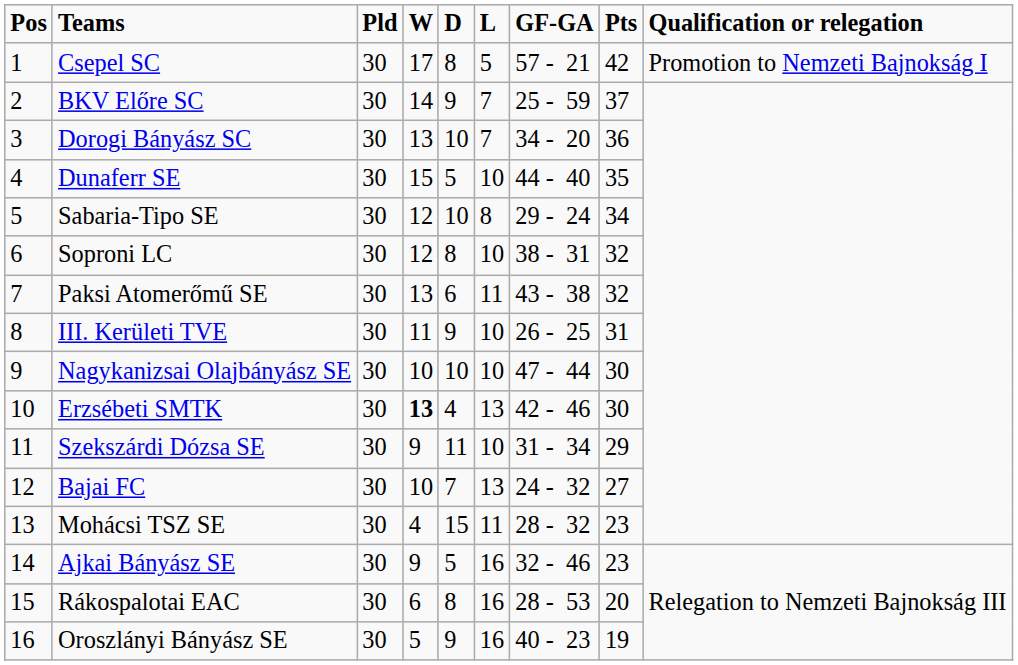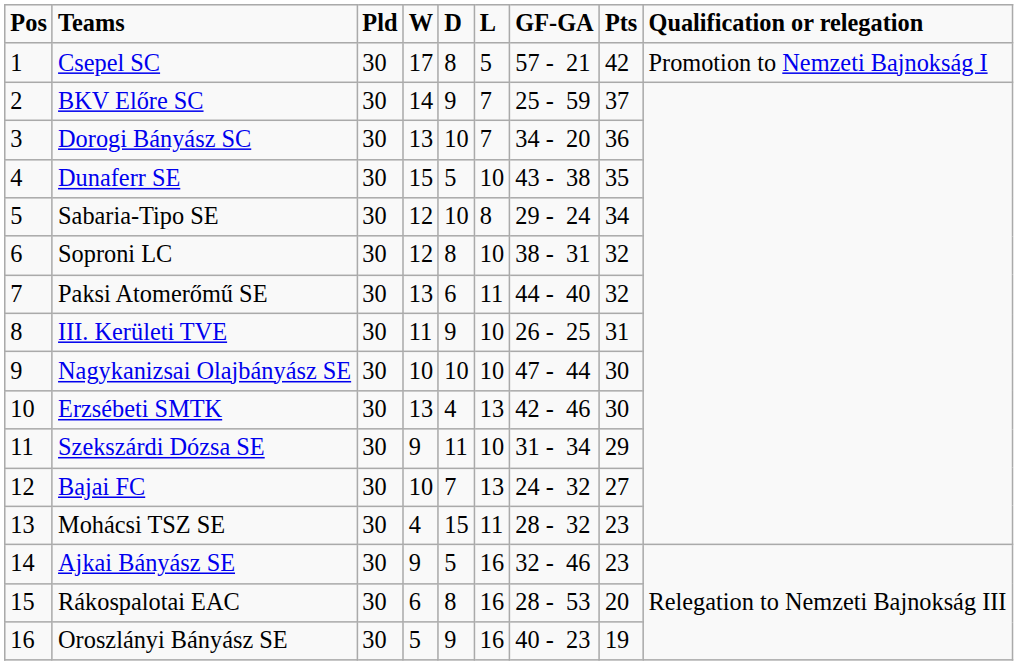(553, 178) 44 - 40 -> (553, 178) 43 - 38
(553, 293) 43 - 38 -> (553, 293) 44 - 40
(421, 409) bold -> (421, 409) normal
